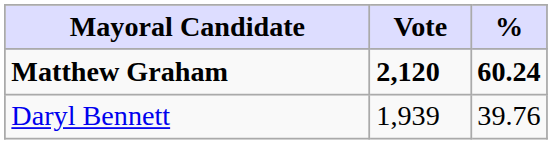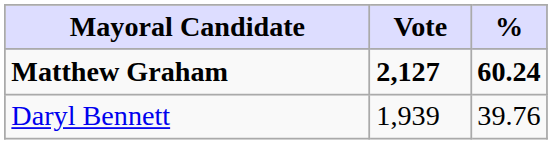(408, 71) 2,120 -> (408, 71) 2,127
